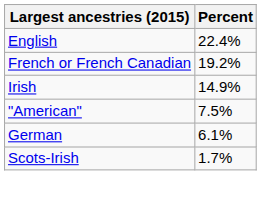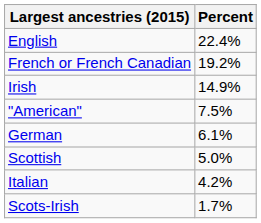+ row: (35, 159)
+ row: (28, 182)
